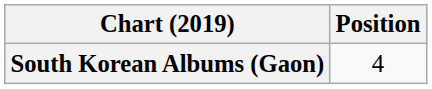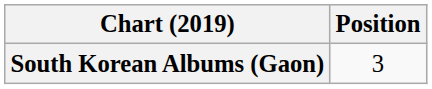(378, 63) 4 -> (378, 63) 3
